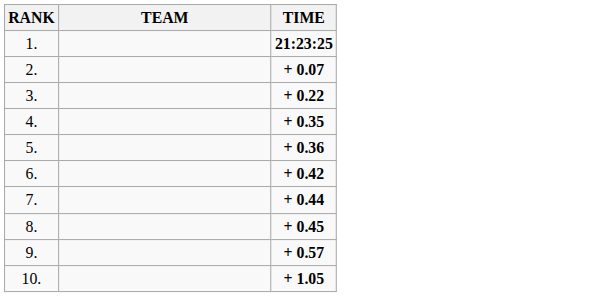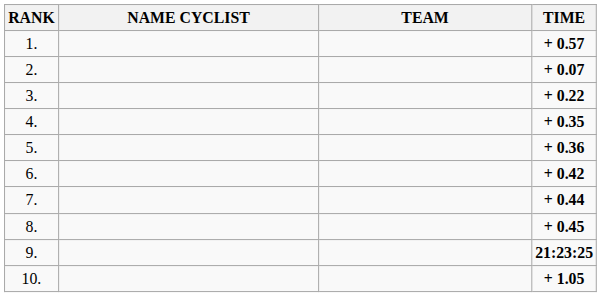+ column: (189, 17)
(304, 43) 21:23:25 -> (564, 43) + 0.57
(304, 252) + 0.57 -> (564, 252) 21:23:25
